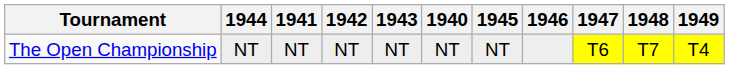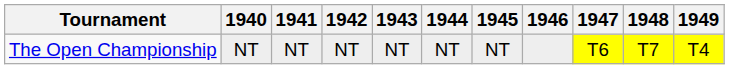columns swapped: (447, 20) <-> (246, 20)
